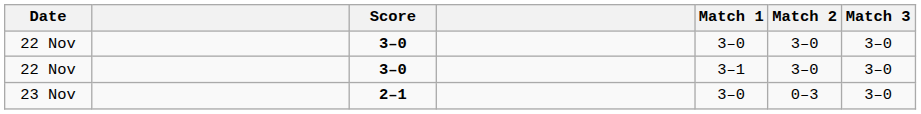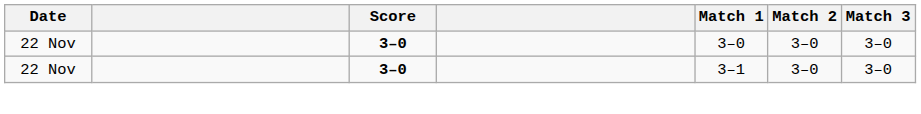- row: (48, 95)
